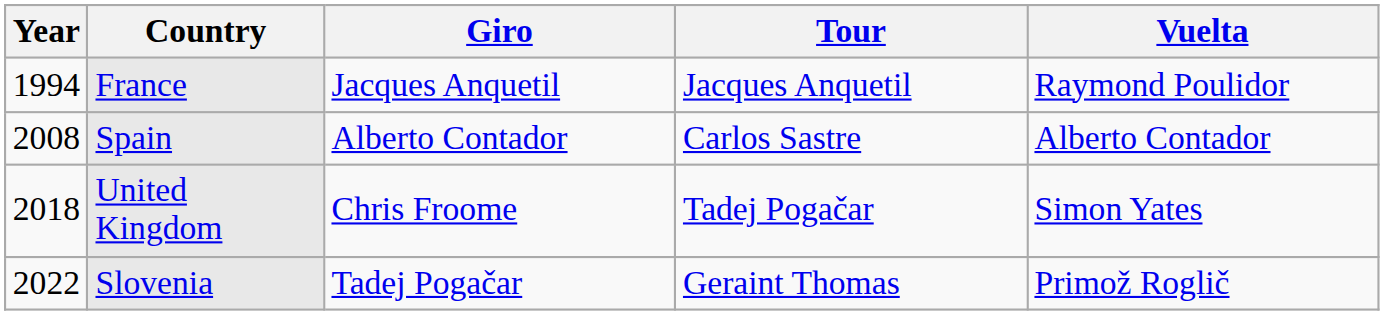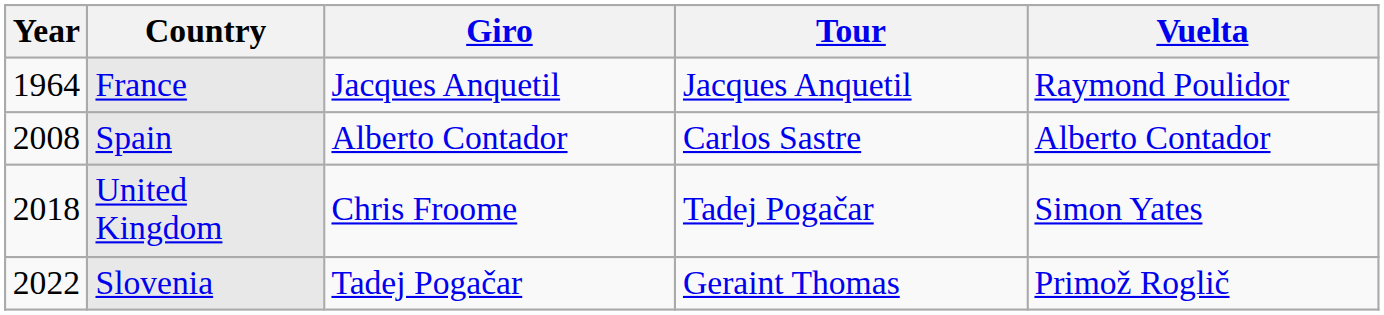(46, 84) 1994 -> (46, 84) 1964
